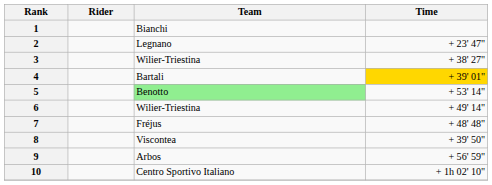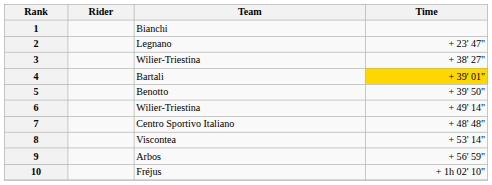(152, 92) lightgreen background -> (152, 92) no background
(467, 92) + 53' 14" -> (467, 92) + 39' 50"
(149, 124) Fréjus -> (185, 124) Centro Sportivo Italiano
(467, 140) + 39' 50" -> (467, 140) + 53' 14"
(185, 172) Centro Sportivo Italiano -> (149, 172) Fréjus
